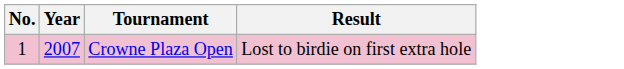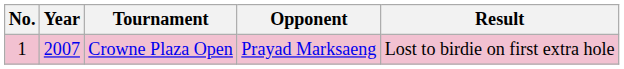+ column: (309, 19)
